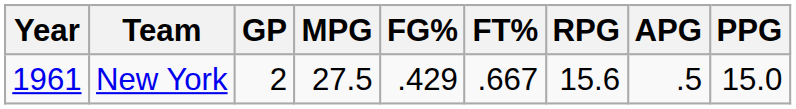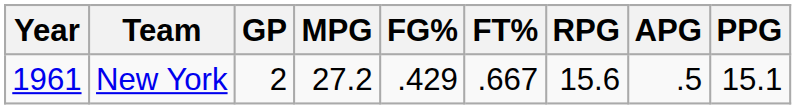(342, 79) 27.5 -> (342, 79) 27.2
(752, 79) 15.0 -> (752, 79) 15.1
